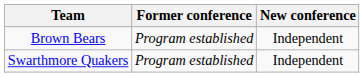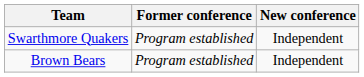rows swapped: (68, 38) <-> (68, 60)
